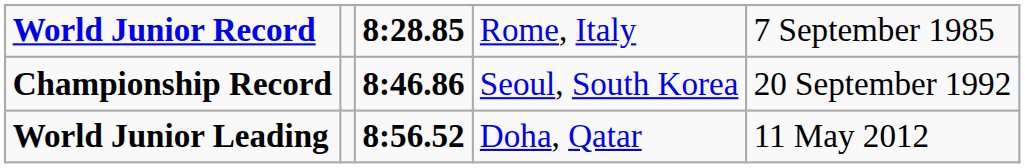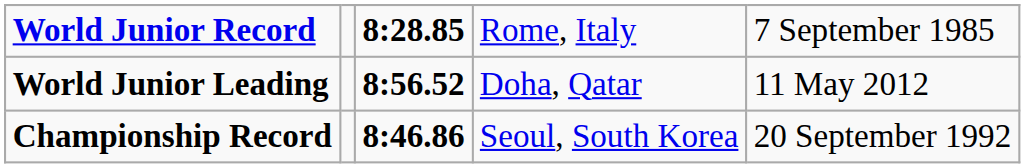rows swapped: (172, 83) <-> (171, 135)
